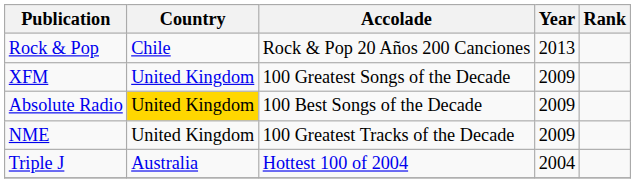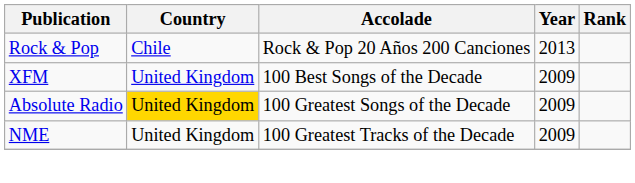(387, 76) 100 Greatest Songs of the Decade -> (372, 76) 100 Best Songs of the Decade
(372, 105) 100 Best Songs of the Decade -> (387, 105) 100 Greatest Songs of the Decade
- row: (37, 163)
